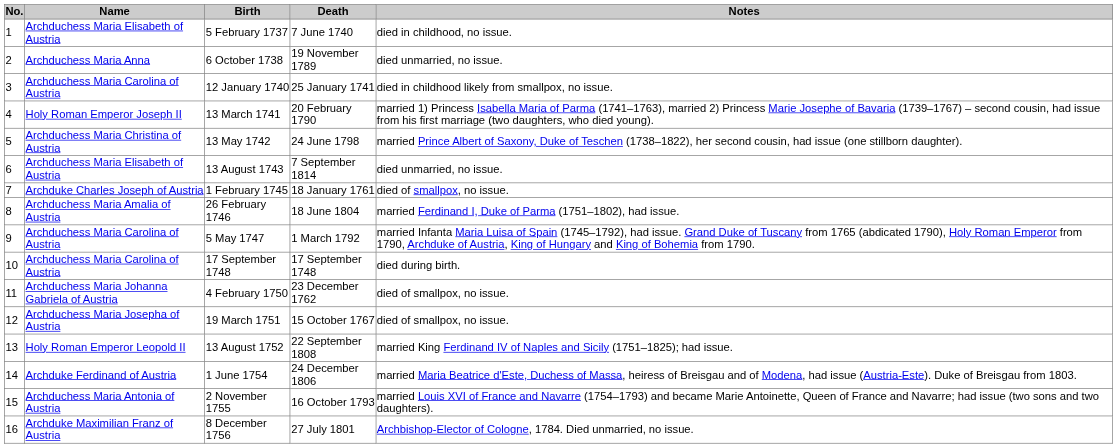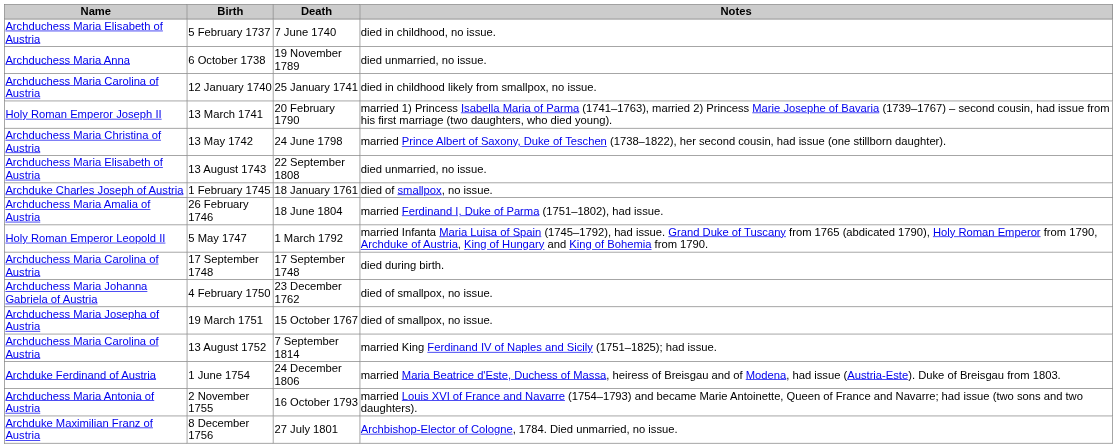- column: (14, 11)
(323, 169) 7 September 1814 -> (310, 169) 22 September 1808
(102, 238) Archduchess Maria Carolina of Austria -> (85, 238) Holy Roman Emperor Leopold II
(106, 347) Holy Roman Emperor Leopold II -> (82, 347) Archduchess Maria Carolina of Austria
(326, 347) 22 September 1808 -> (307, 347) 7 September 1814
